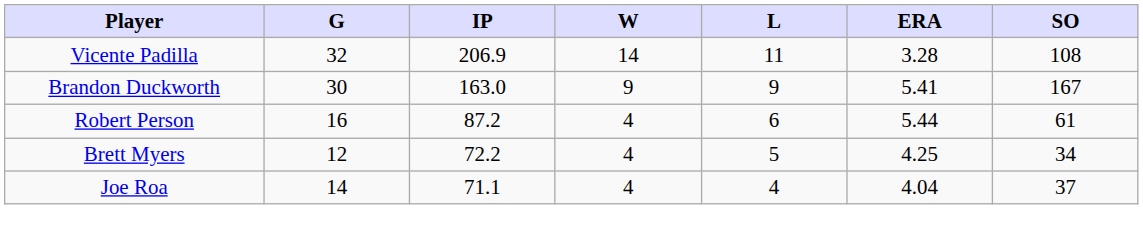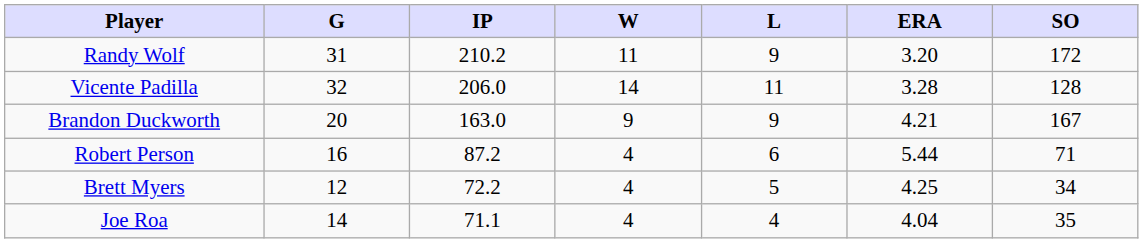+ row: (134, 54)
(482, 54) 206.9 -> (482, 87) 206.0
(1065, 54) 108 -> (1065, 87) 128
(337, 87) 30 -> (337, 120) 20
(920, 87) 5.41 -> (920, 120) 4.21
(1065, 120) 61 -> (1065, 154) 71
(1065, 187) 37 -> (1065, 220) 35
